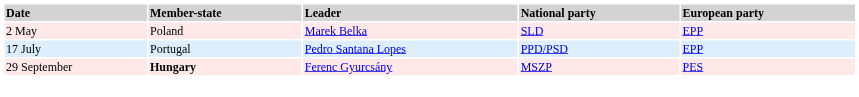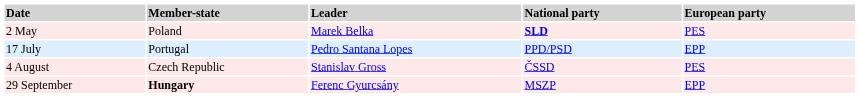(532, 30) normal -> (536, 30) bold
(693, 30) EPP -> (695, 30) PES
+ row: (28, 66)
(693, 66) PES -> (695, 84) EPP
